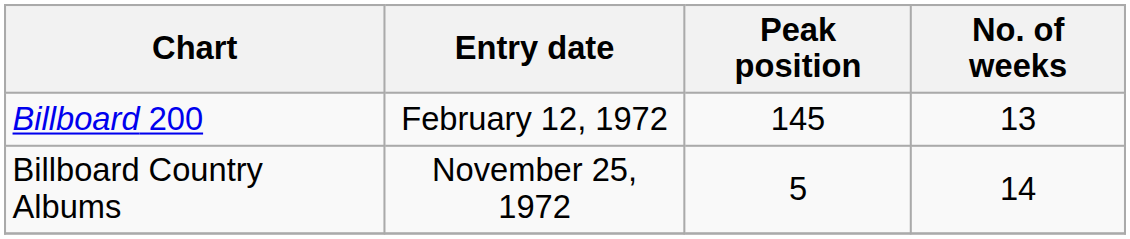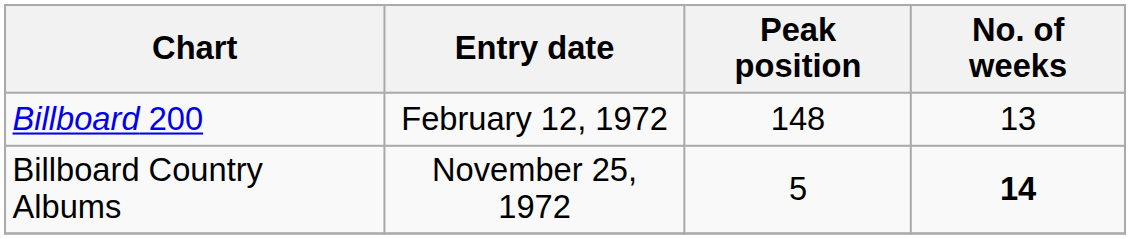(798, 118) 145 -> (798, 118) 148
(1018, 188) normal -> (1018, 188) bold
